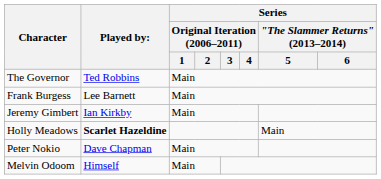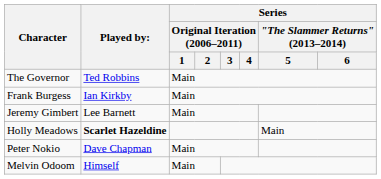(109, 95) Lee Barnett -> (107, 95) Ian Kirkby
(107, 113) Ian Kirkby -> (109, 113) Lee Barnett
